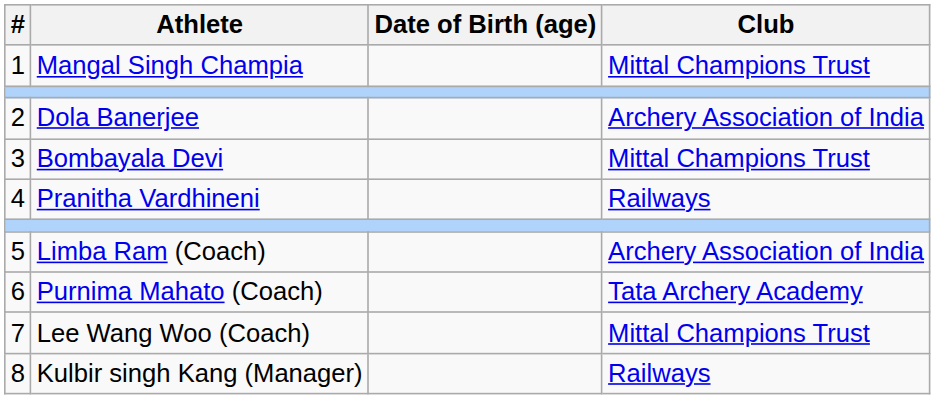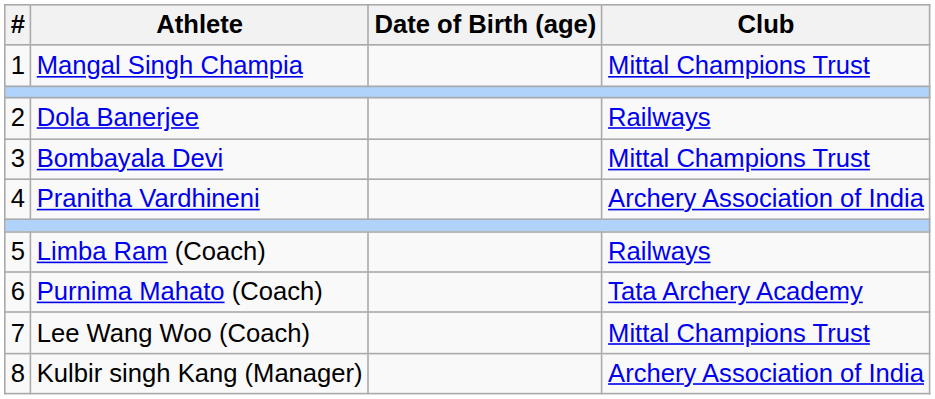(766, 117) Archery Association of India -> (659, 117) Railways
(659, 198) Railways -> (766, 198) Archery Association of India
(766, 251) Archery Association of India -> (659, 251) Railways
(659, 373) Railways -> (766, 373) Archery Association of India
